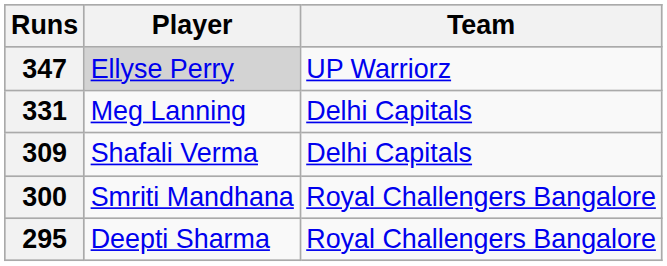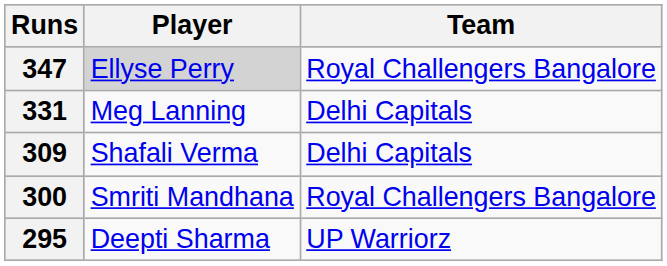(379, 68) UP Warriorz -> (481, 68) Royal Challengers Bangalore
(481, 238) Royal Challengers Bangalore -> (379, 238) UP Warriorz
